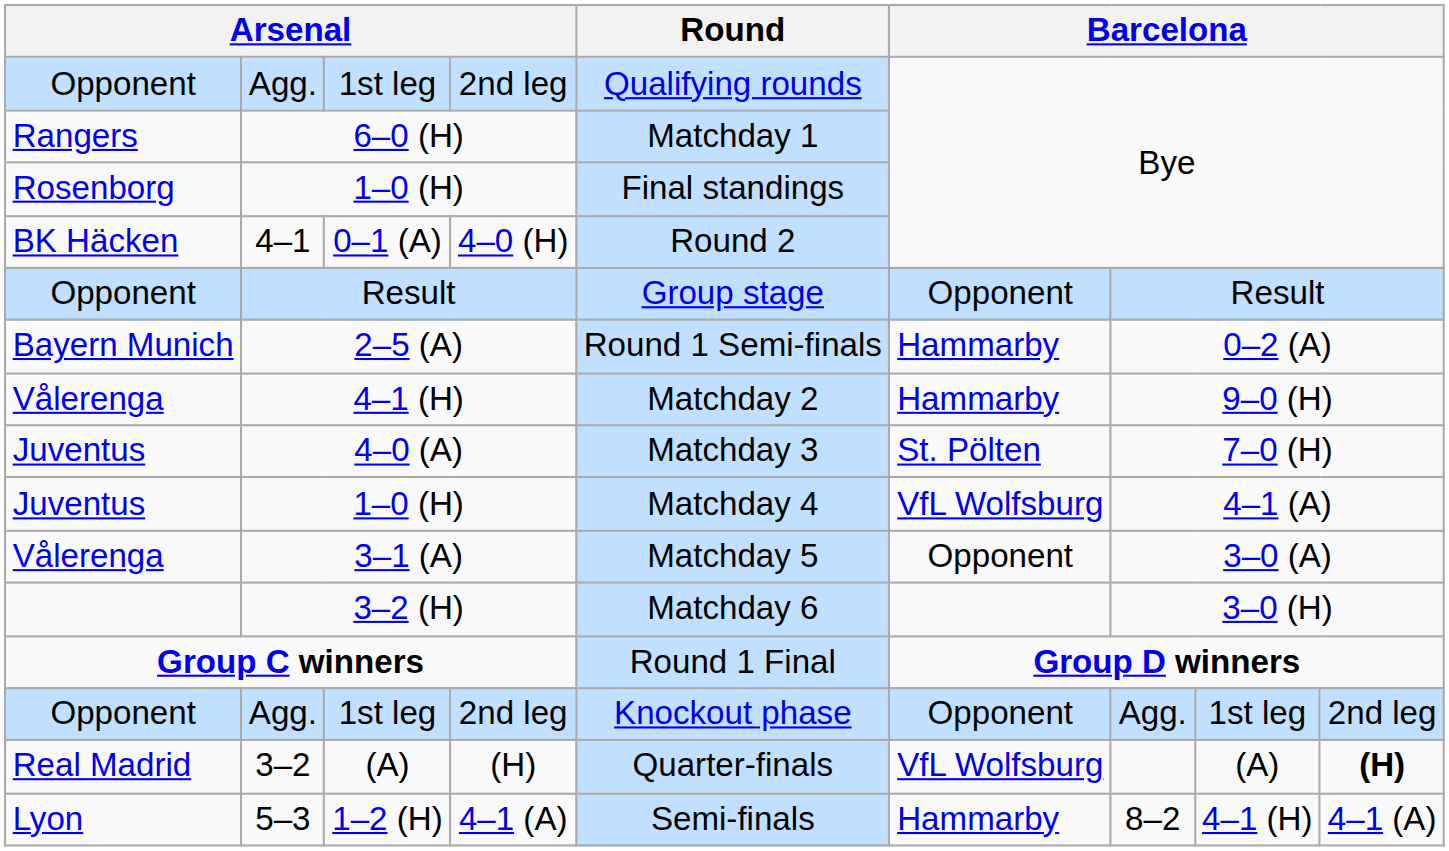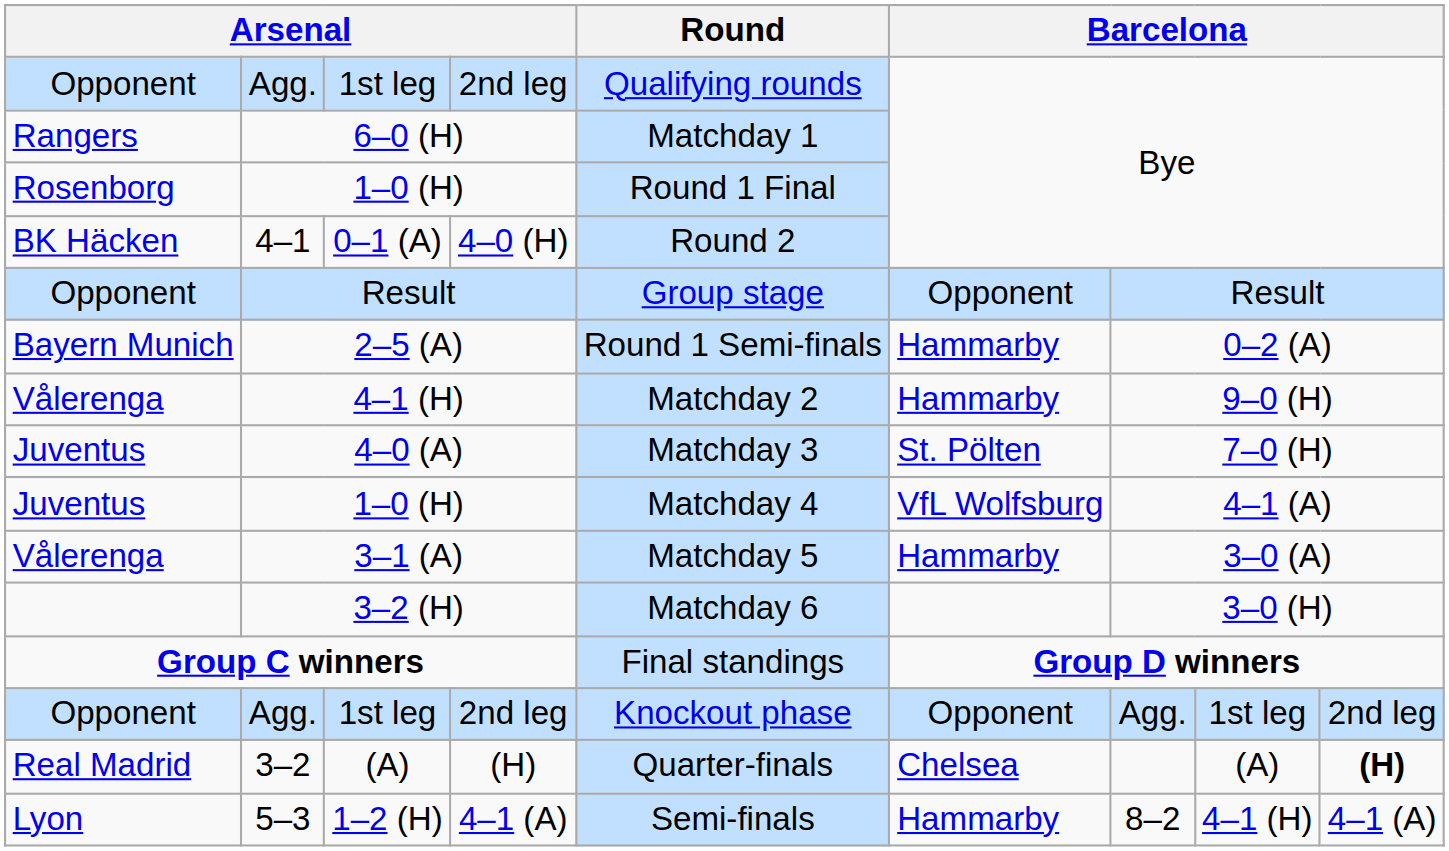(733, 188) Final standings -> (733, 188) Round 1 Final
(1000, 556) Opponent -> (978, 556) Hammarby
(733, 661) Round 1 Final -> (733, 661) Final standings
(1000, 766) VfL Wolfsburg -> (958, 766) Chelsea
